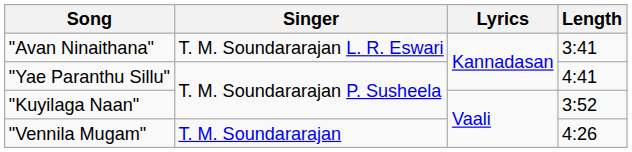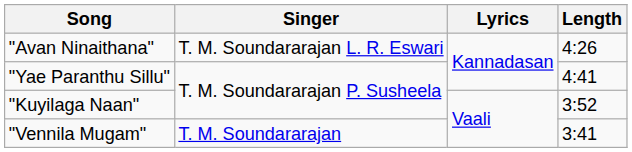(580, 48) 3:41 -> (580, 48) 4:26
(580, 134) 4:26 -> (580, 134) 3:41
